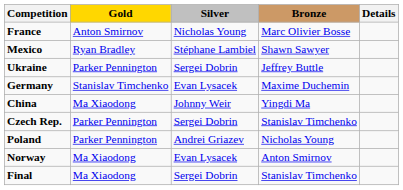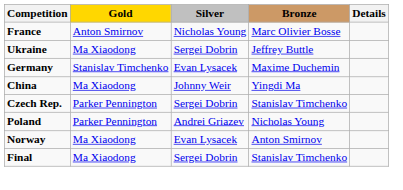- row: (25, 49)
(115, 67) Parker Pennington -> (104, 49) Ma Xiaodong
